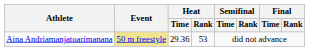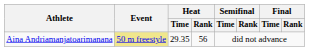(180, 39) 29.36 -> (180, 39) 29.35
(203, 39) 53 -> (203, 39) 56
